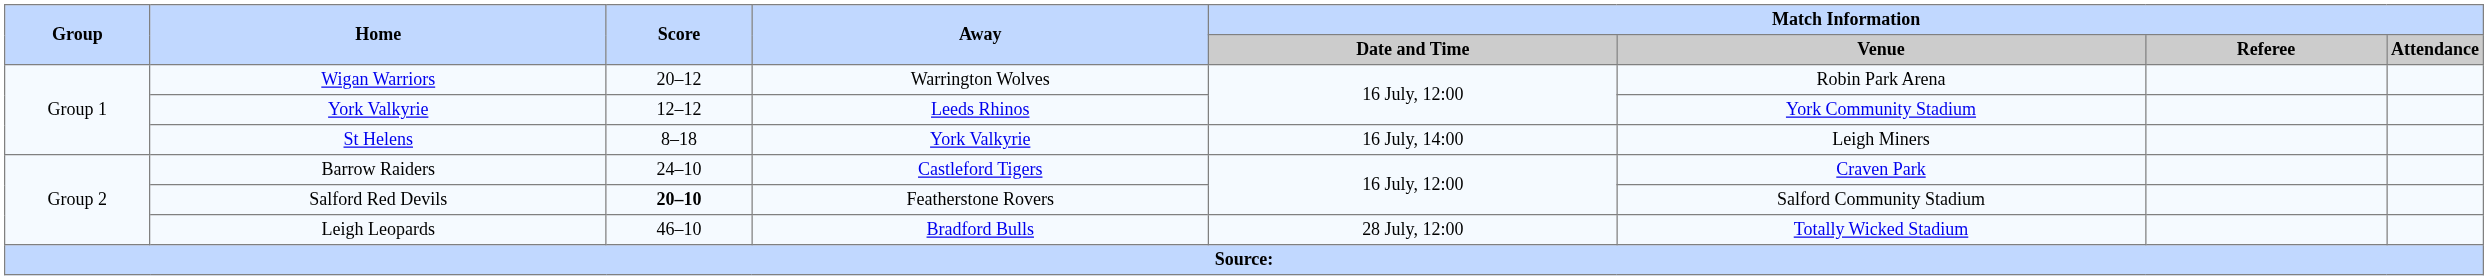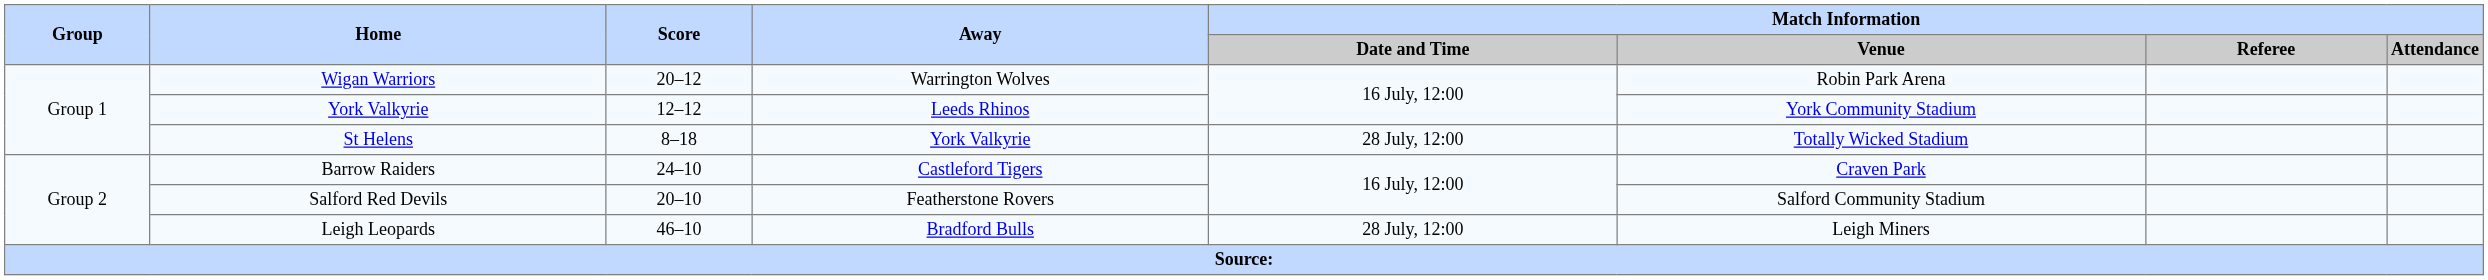(1413, 139) 16 July, 14:00 -> (1413, 139) 28 July, 12:00
(1881, 139) Leigh Miners -> (1881, 139) Totally Wicked Stadium
(679, 199) bold -> (679, 199) normal
(1881, 229) Totally Wicked Stadium -> (1881, 229) Leigh Miners
